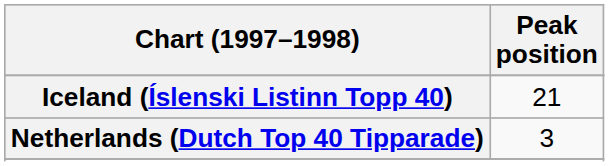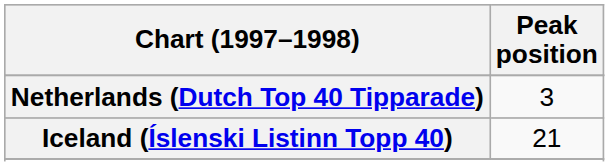rows swapped: (247, 96) <-> (247, 138)
